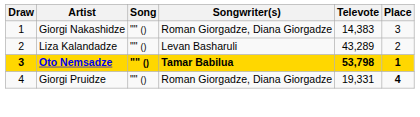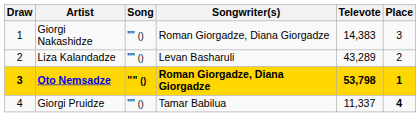(197, 63) Tamar Babilua -> (221, 80) Roman Giorgadze, Diana Giorgadze
(247, 79) Roman Giorgadze, Diana Giorgadze -> (192, 103) Tamar Babilua
(358, 79) 19,331 -> (360, 103) 11,337
